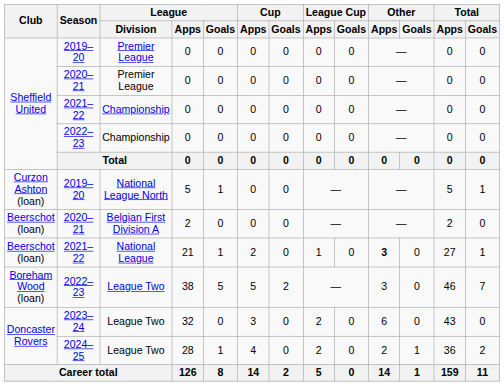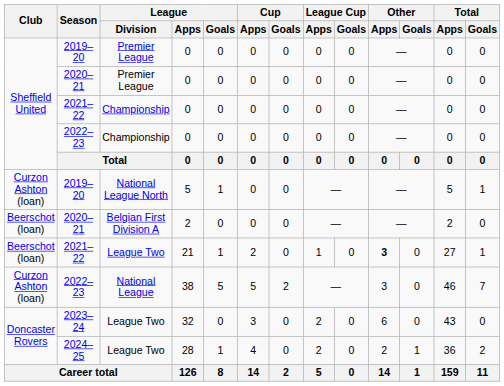(136, 252) National League -> (136, 252) League Two
(31, 287) Boreham Wood (loan) -> (31, 287) Curzon Ashton (loan)
(136, 287) League Two -> (136, 287) National League
